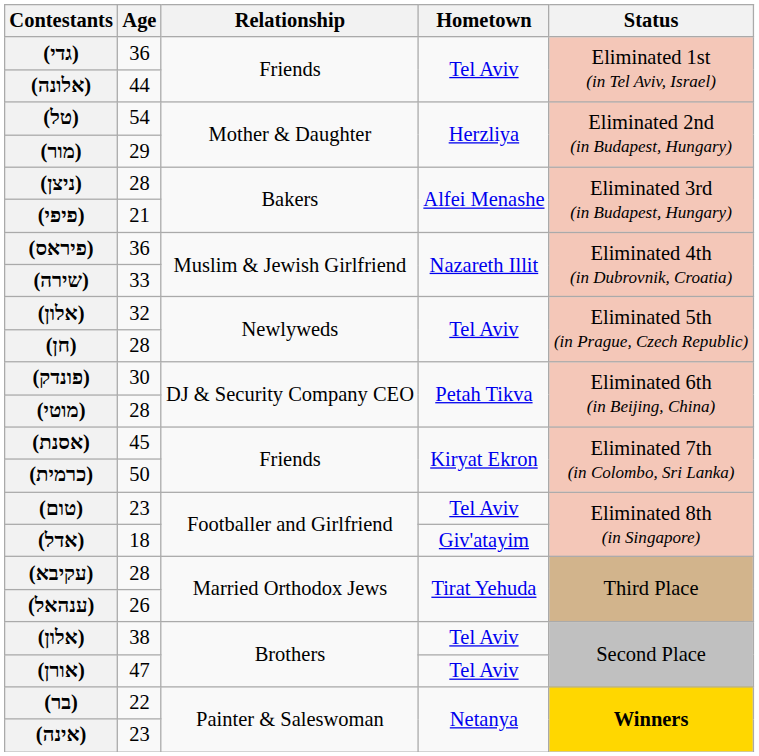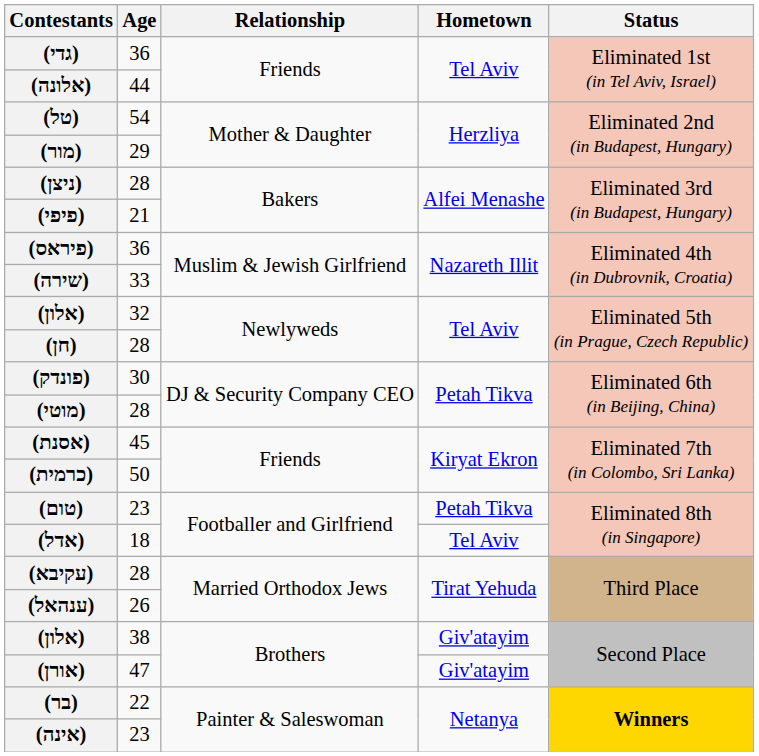(484, 507) Tel Aviv -> (484, 507) Petah Tikva
(484, 540) Giv'atayim -> (484, 540) Tel Aviv
(484, 637) Tel Aviv -> (484, 637) Giv'atayim
(484, 670) Tel Aviv -> (484, 670) Giv'atayim
